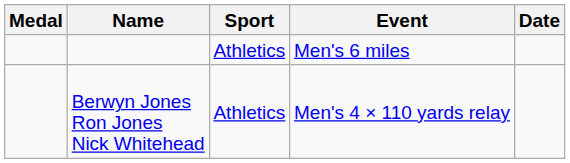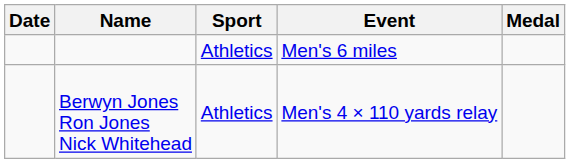columns swapped: (36, 20) <-> (539, 20)
